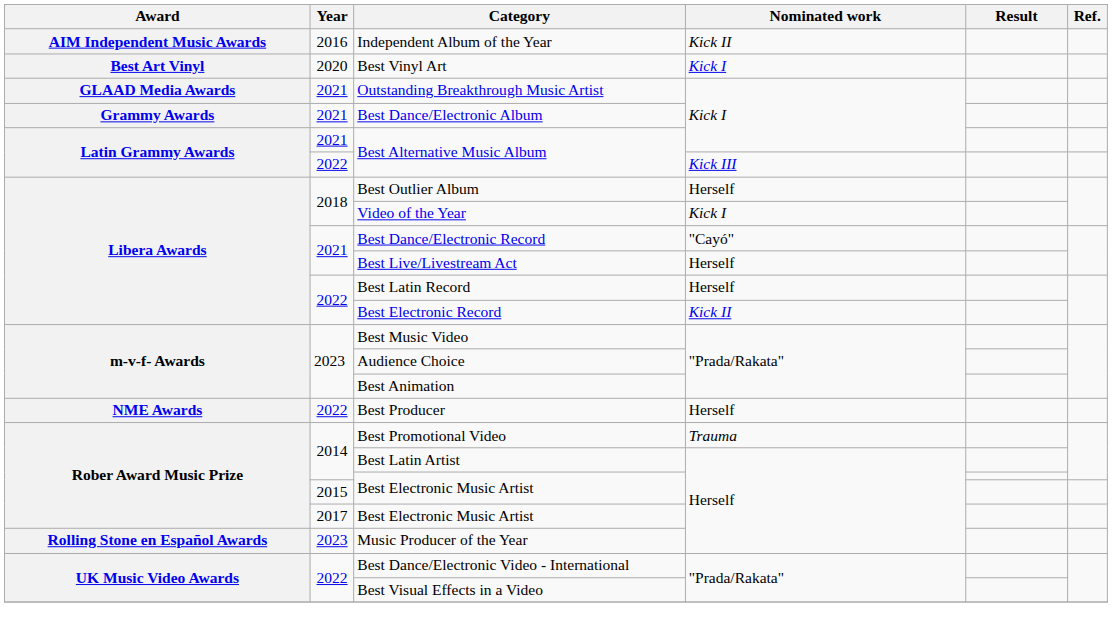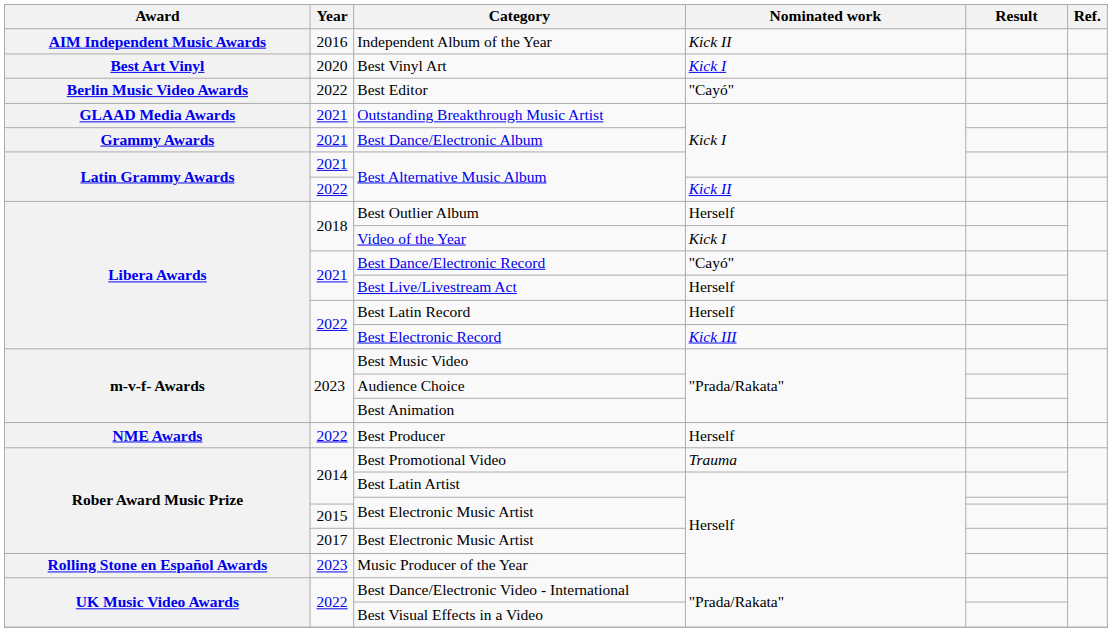+ row: (332, 90)
(713, 164) Kick III -> (710, 189) Kick II
(710, 312) Kick II -> (713, 336) Kick III
